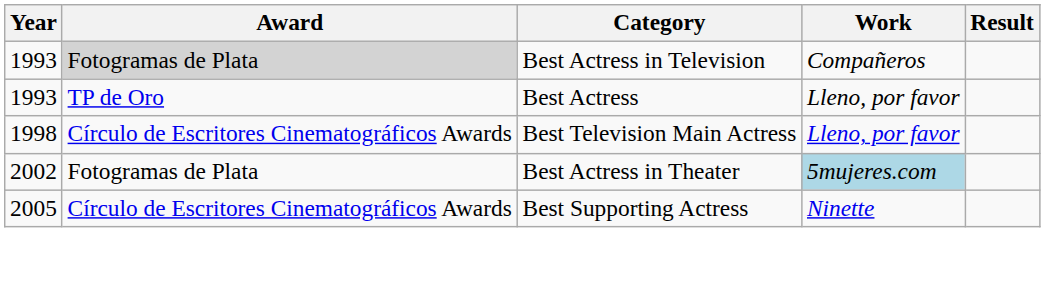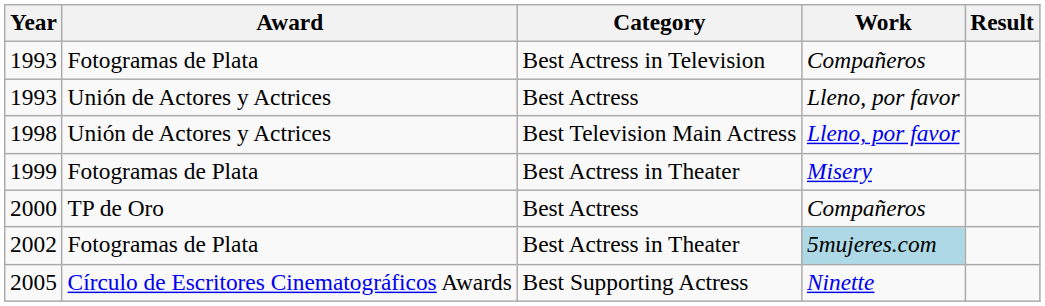(163, 60) lightgrey background -> (163, 60) no background
(116, 97) TP de Oro -> (199, 97) Unión de Actores y Actrices
(290, 134) Círculo de Escritores Cinematográficos Awards -> (199, 134) Unión de Actores y Actrices
+ row: (33, 171)
+ row: (33, 208)
